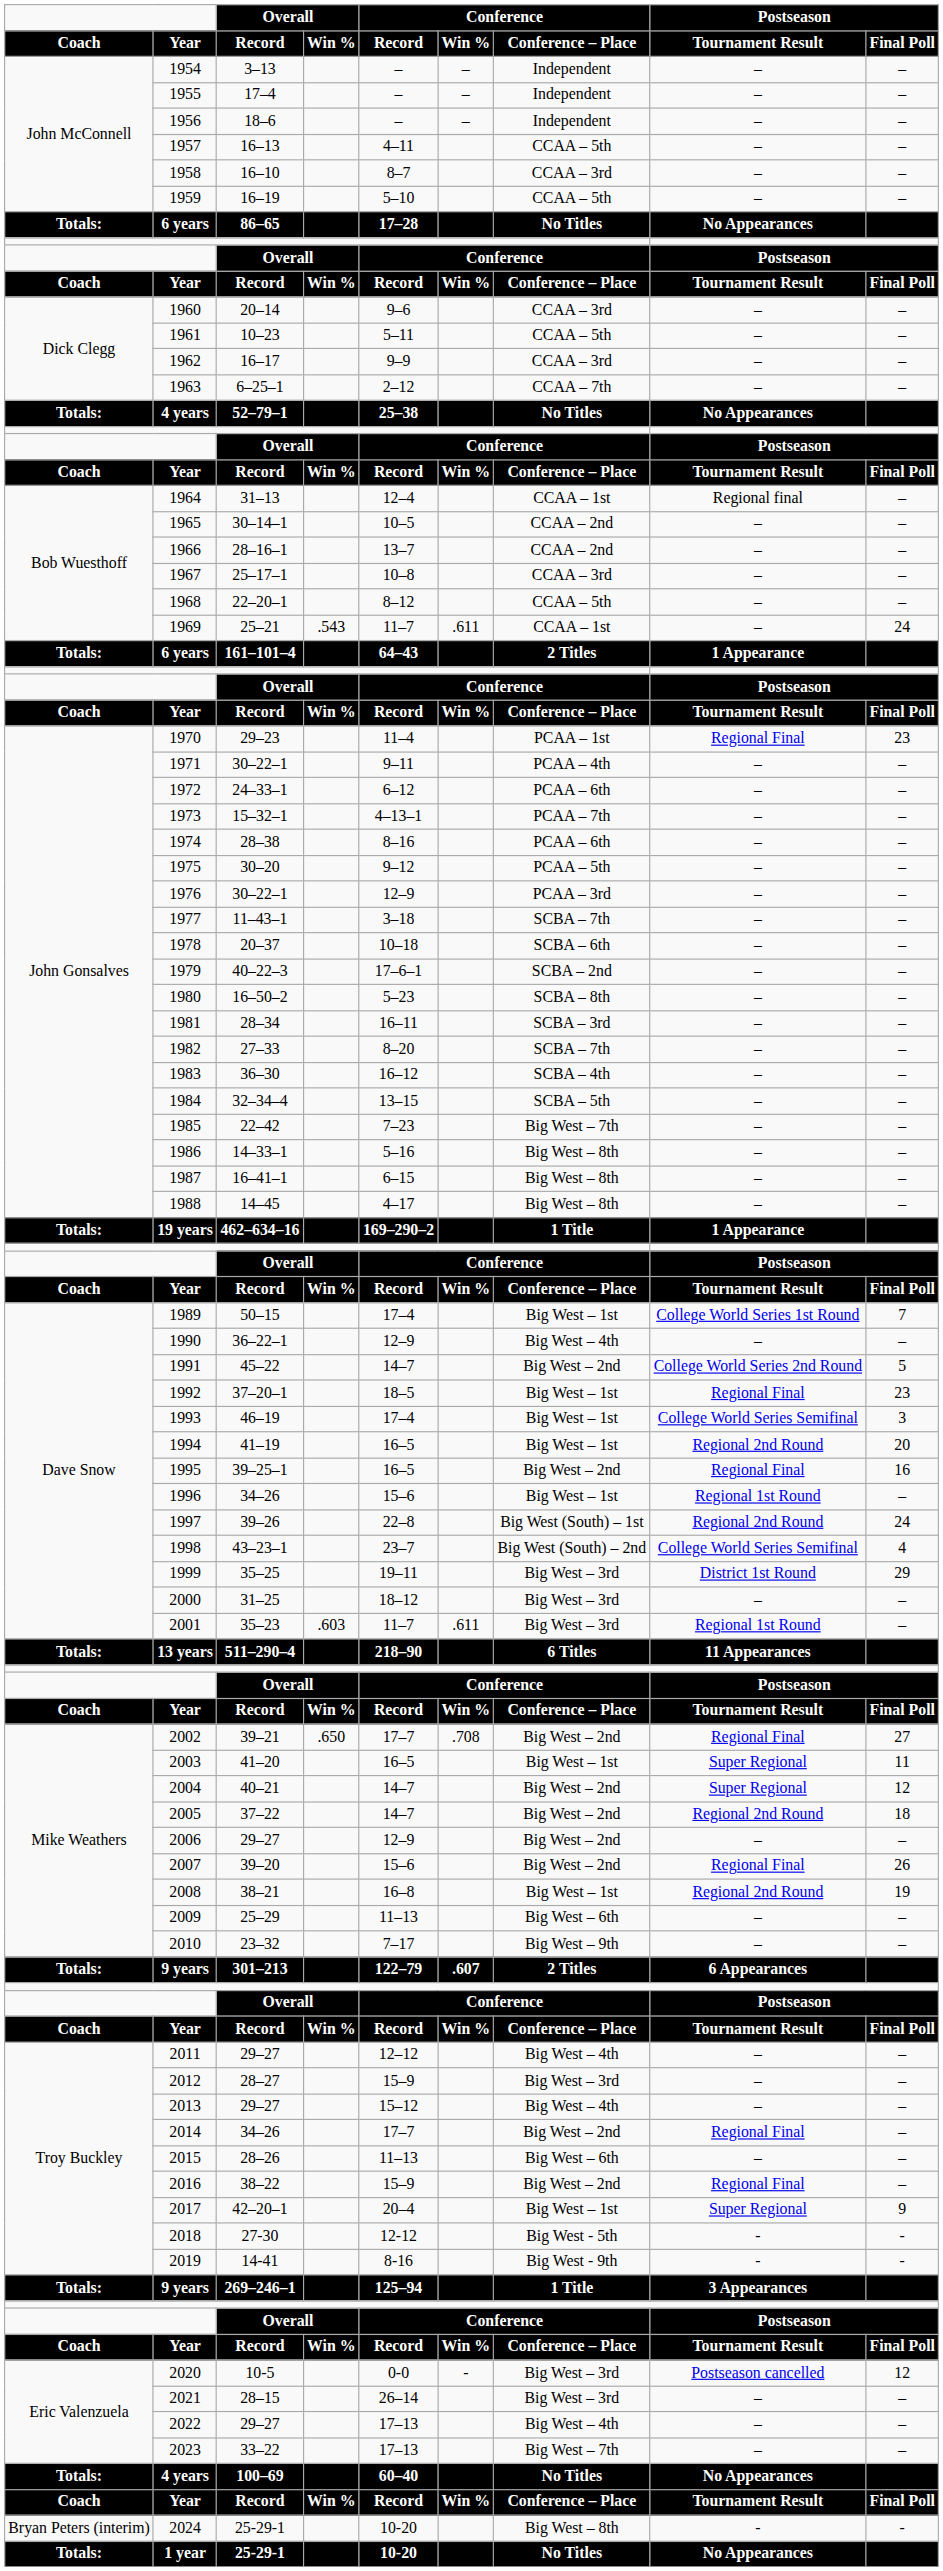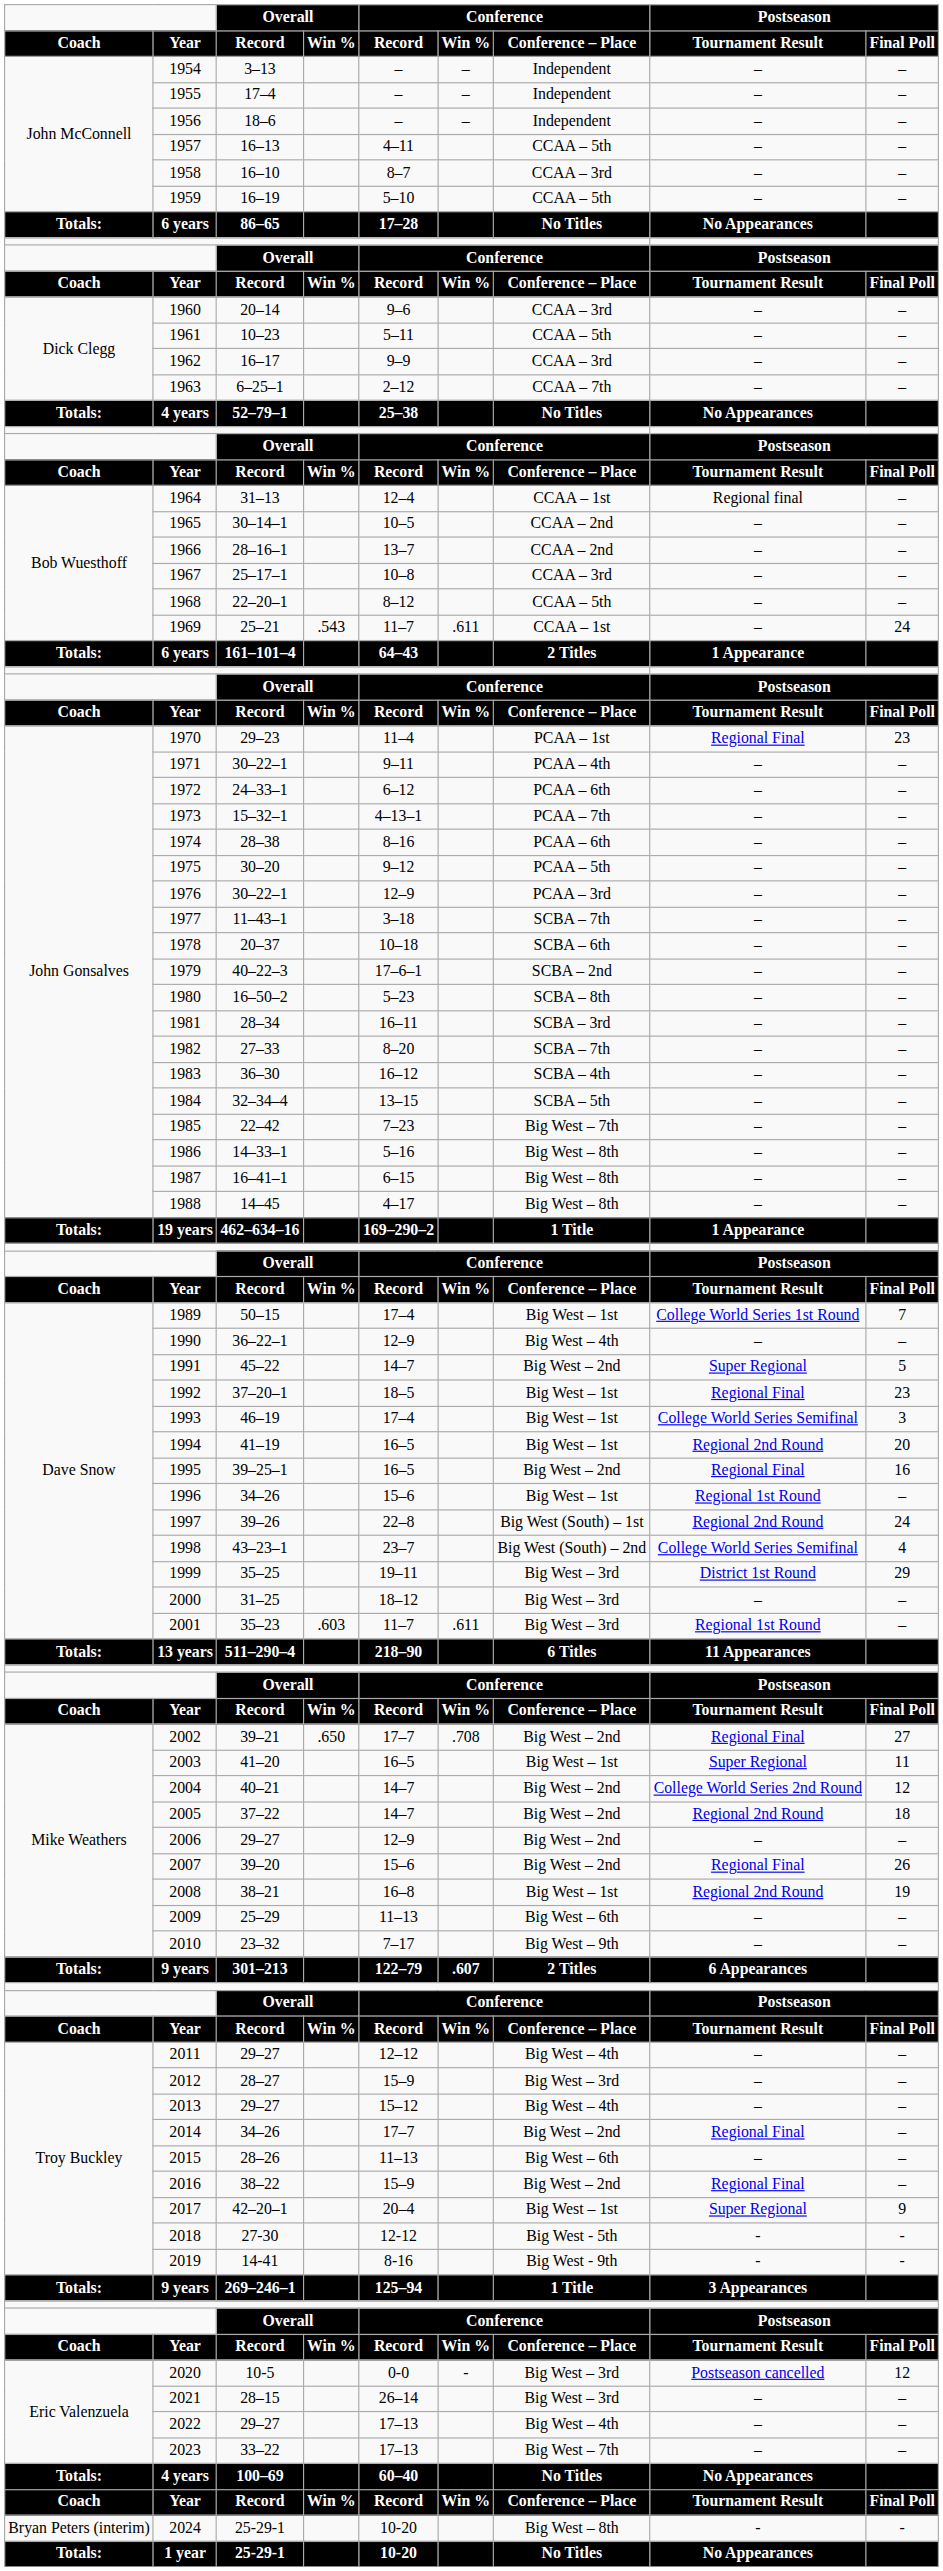(758, 1366) College World Series 2nd Round -> (758, 1366) Super Regional
(758, 1788) Super Regional -> (758, 1788) College World Series 2nd Round
